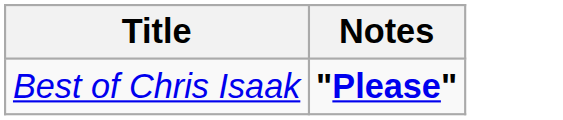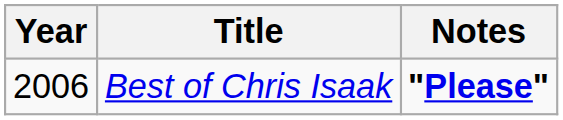+ column: (51, 31)
